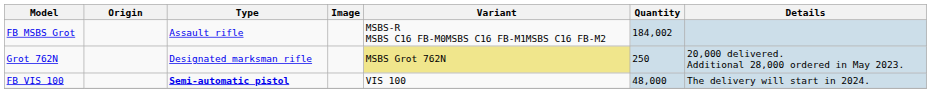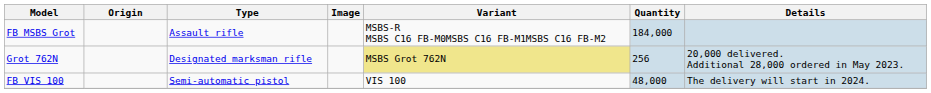(652, 33) 184,002 -> (652, 33) 184,000
(641, 59) 250 -> (641, 59) 256
(229, 80) bold -> (229, 80) normal
